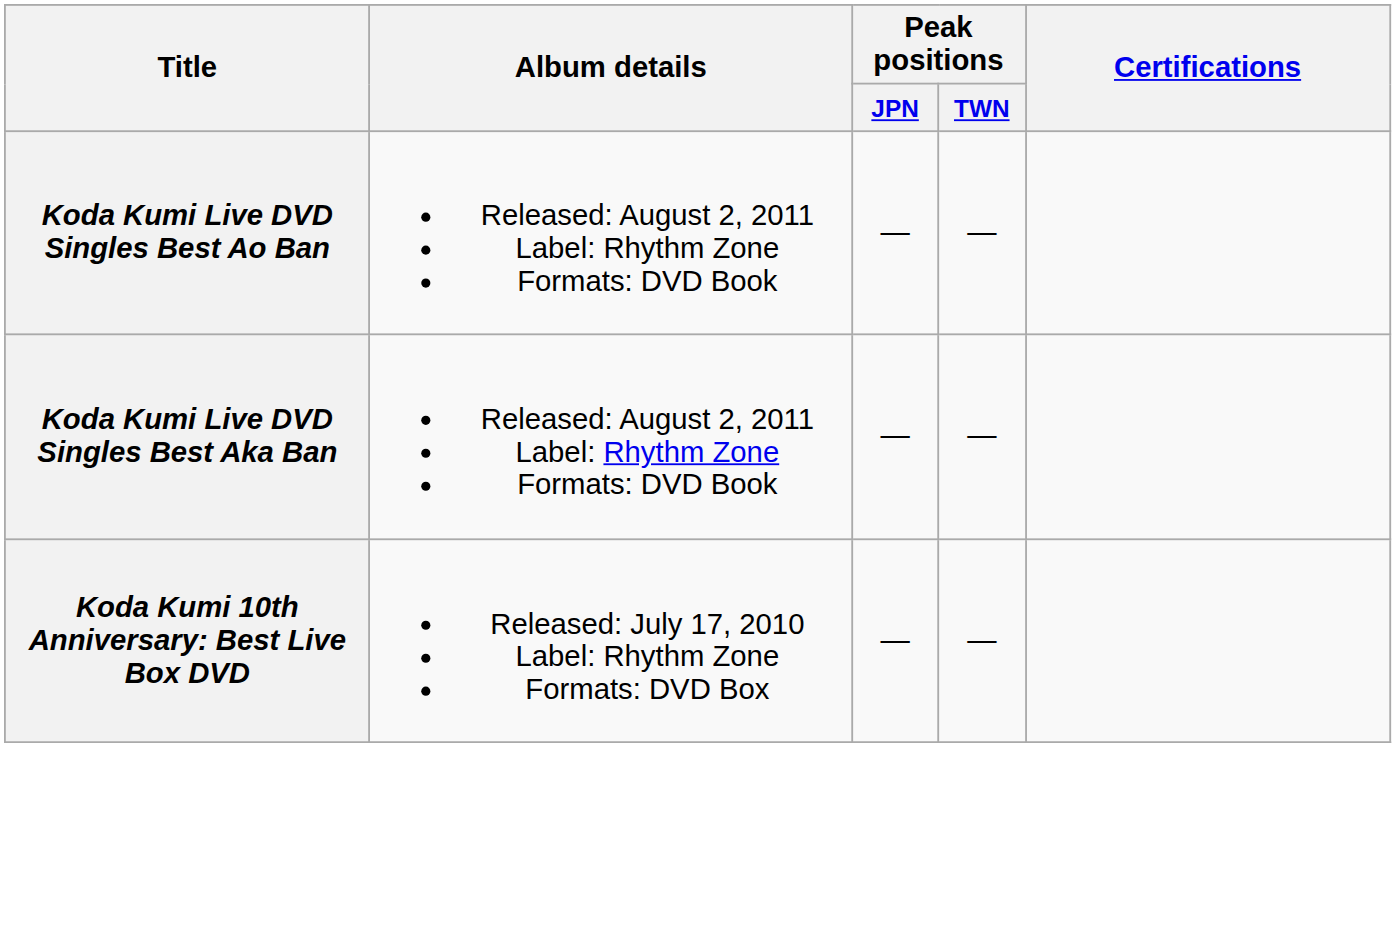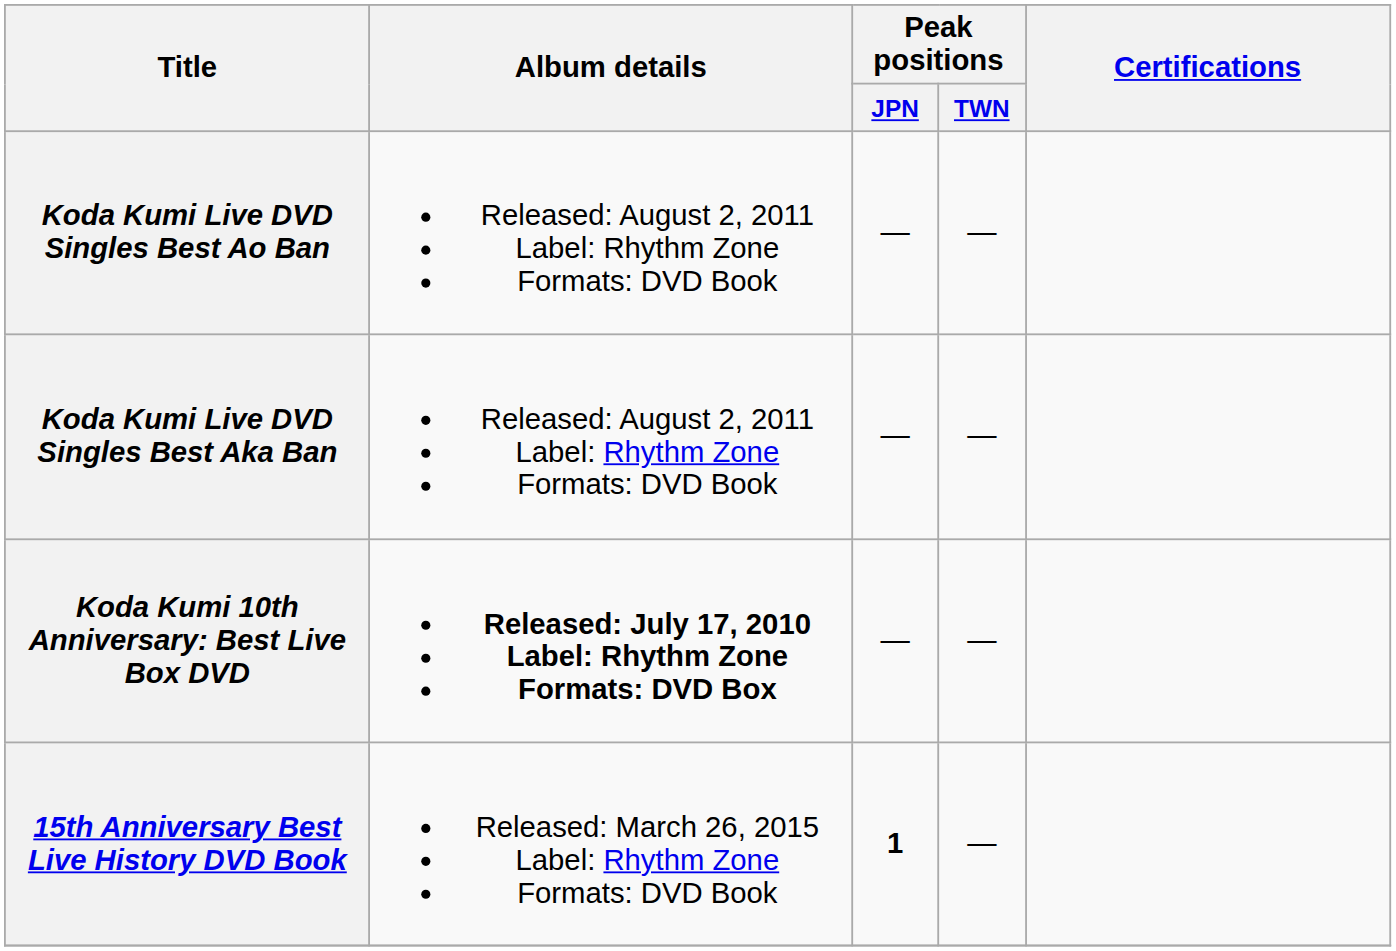(611, 657) normal -> (611, 657) bold
+ row: (187, 843)
